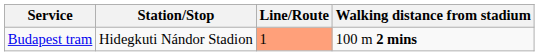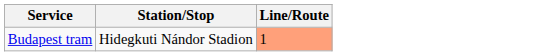- column: (433, 16)
